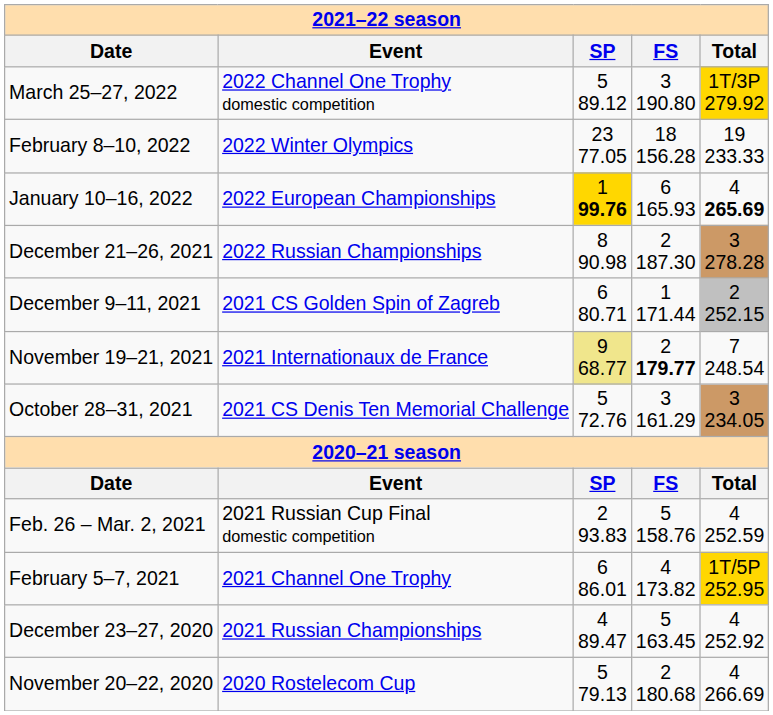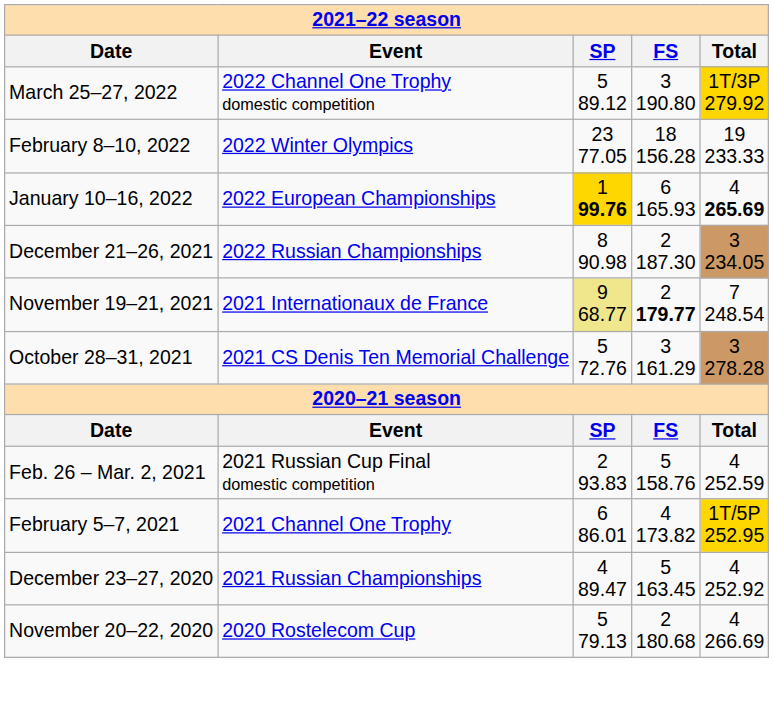(734, 251) 3 278.28 -> (734, 251) 3 234.05
- row: (105, 304)
(734, 410) 3 234.05 -> (734, 357) 3 278.28
